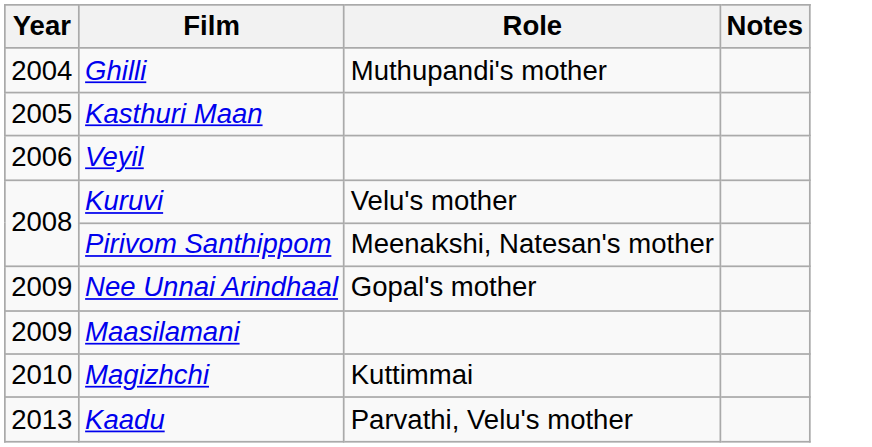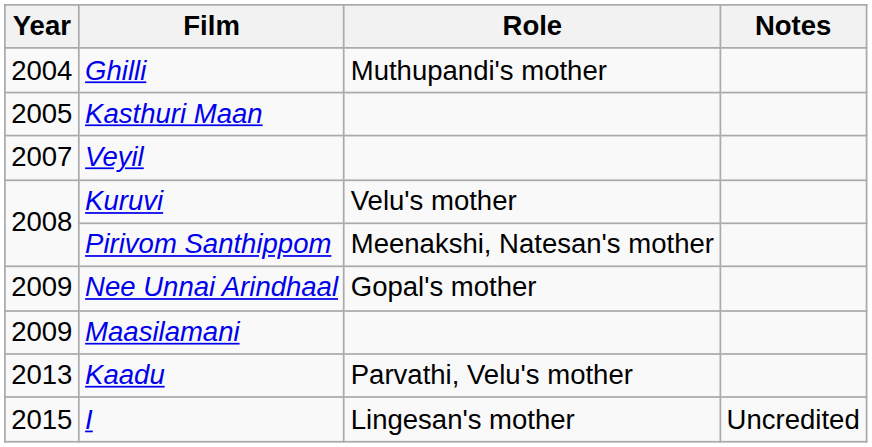(42, 157) 2006 -> (42, 157) 2007
- row: (147, 375)
+ row: (89, 419)
